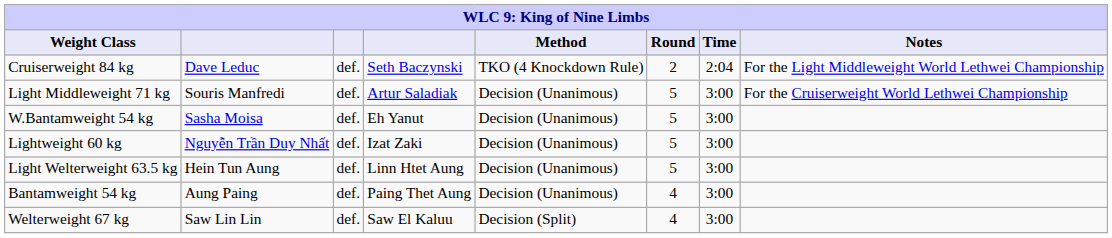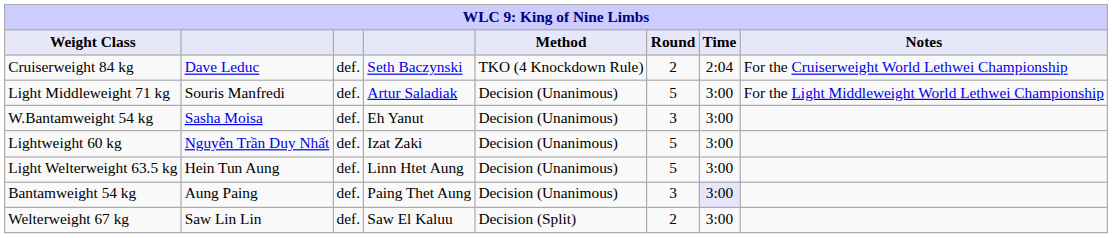(924, 67) For the Light Middleweight World Lethwei Championship -> (906, 67) For the Cruiserweight World Lethwei Championship
(906, 92) For the Cruiserweight World Lethwei Championship -> (924, 92) For the Light Middleweight World Lethwei Championship
(673, 118) 5 -> (673, 118) 3
(673, 194) 4 -> (673, 194) 3
(719, 194) no background -> (719, 194) lavender background
(673, 219) 4 -> (673, 219) 2
